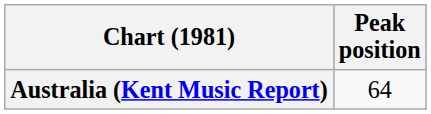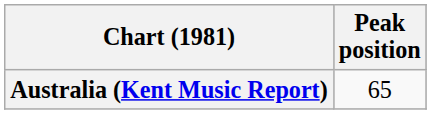(380, 89) 64 -> (380, 89) 65
